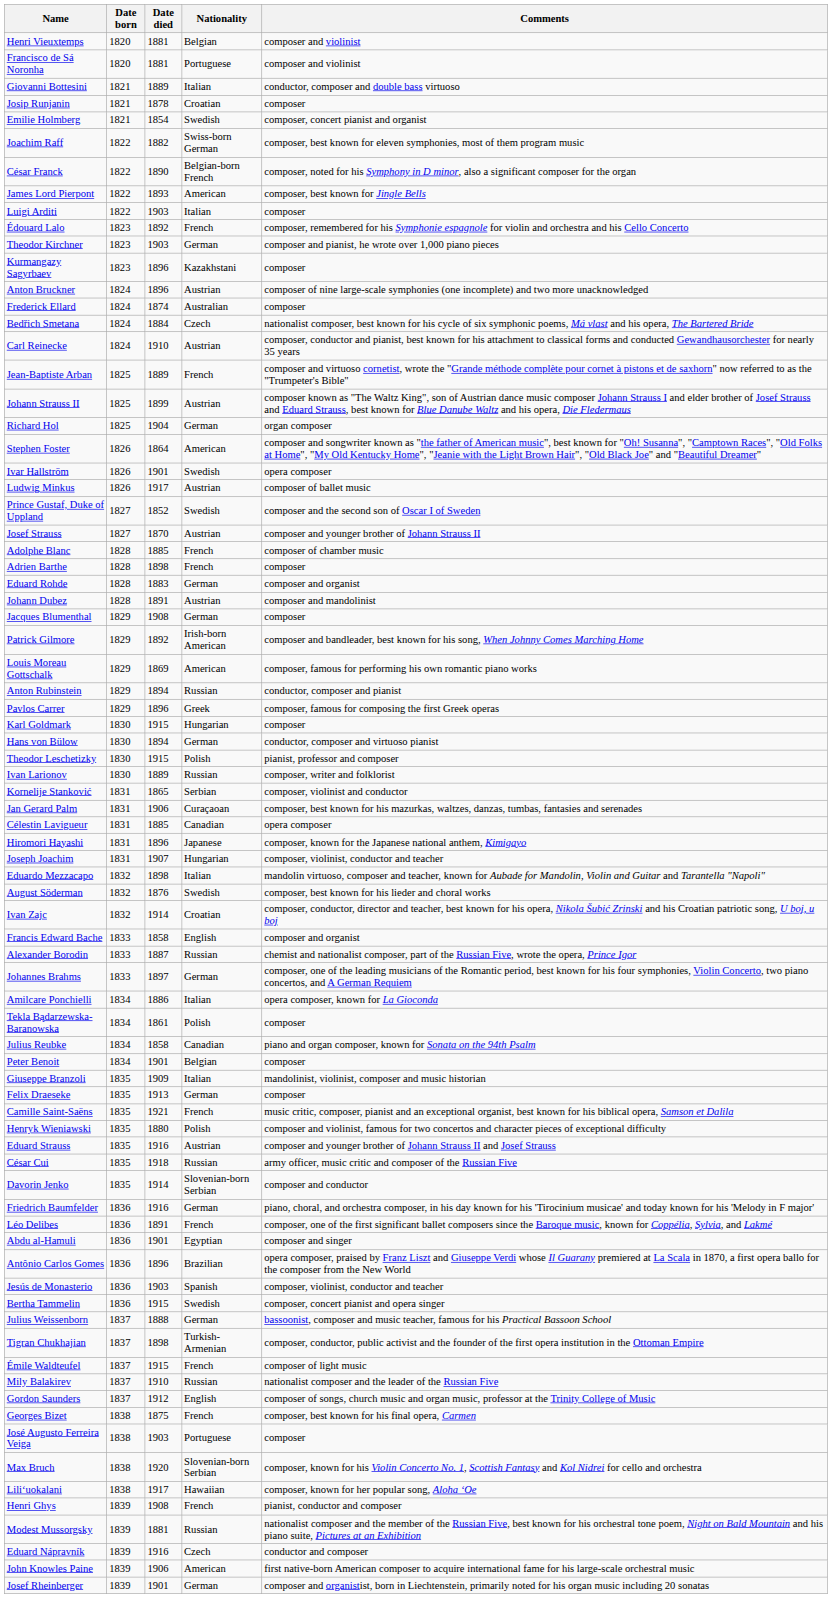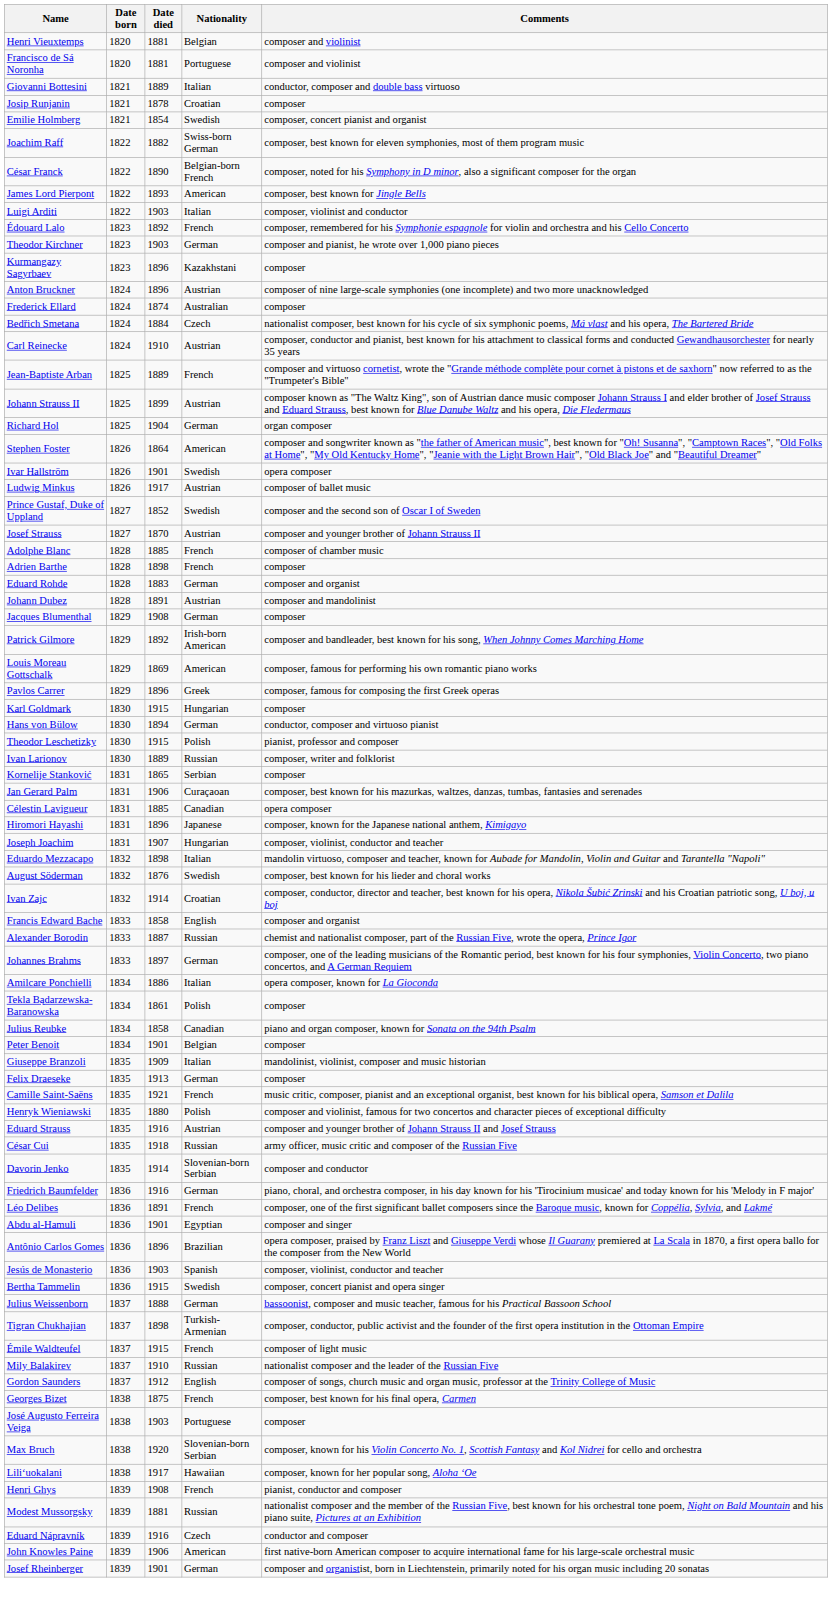(285, 211) composer -> (336, 211) composer, violinist and conductor
- row: (44, 691)
(336, 791) composer, violinist and conductor -> (285, 775) composer
